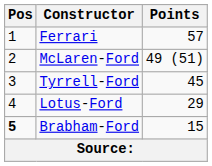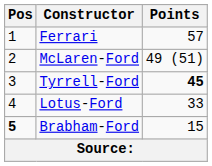(195, 83) normal -> (195, 83) bold
(195, 105) 29 -> (195, 105) 33
